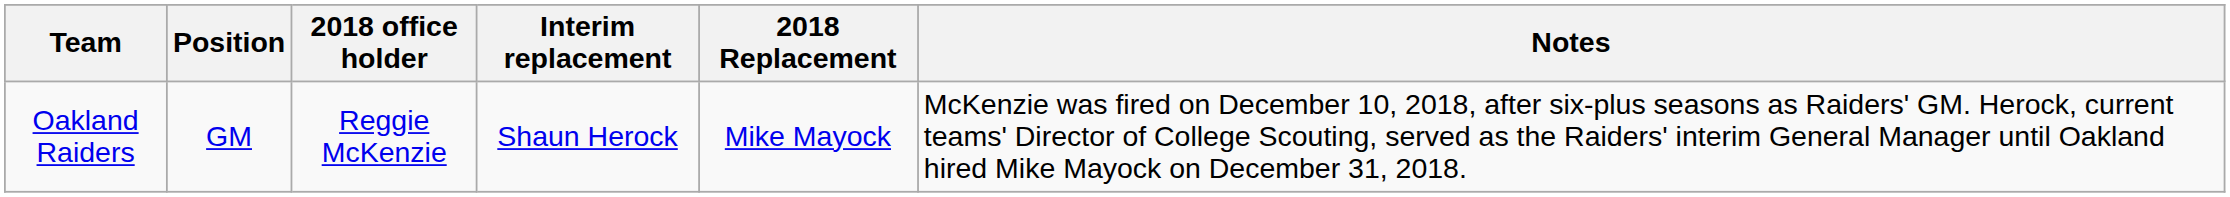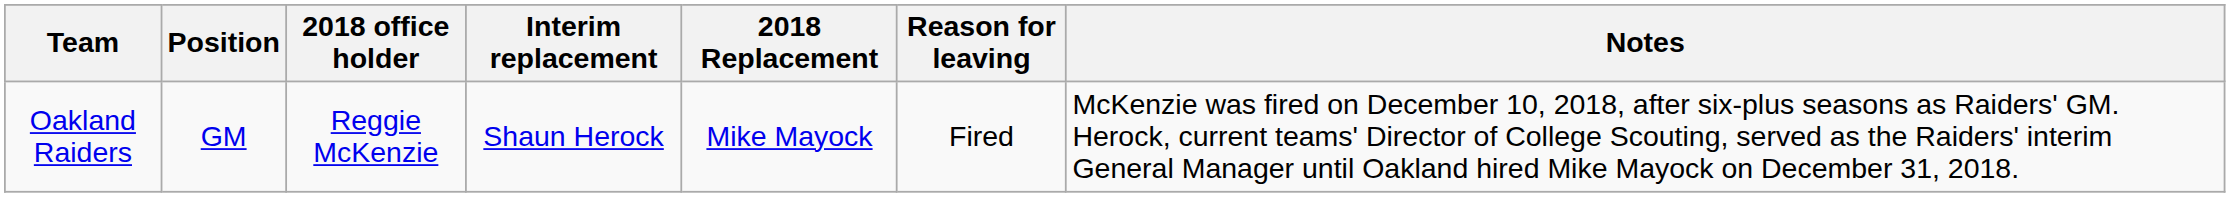+ column: (981, 43)
